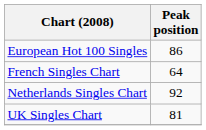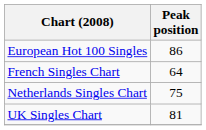(176, 93) 92 -> (176, 93) 75
